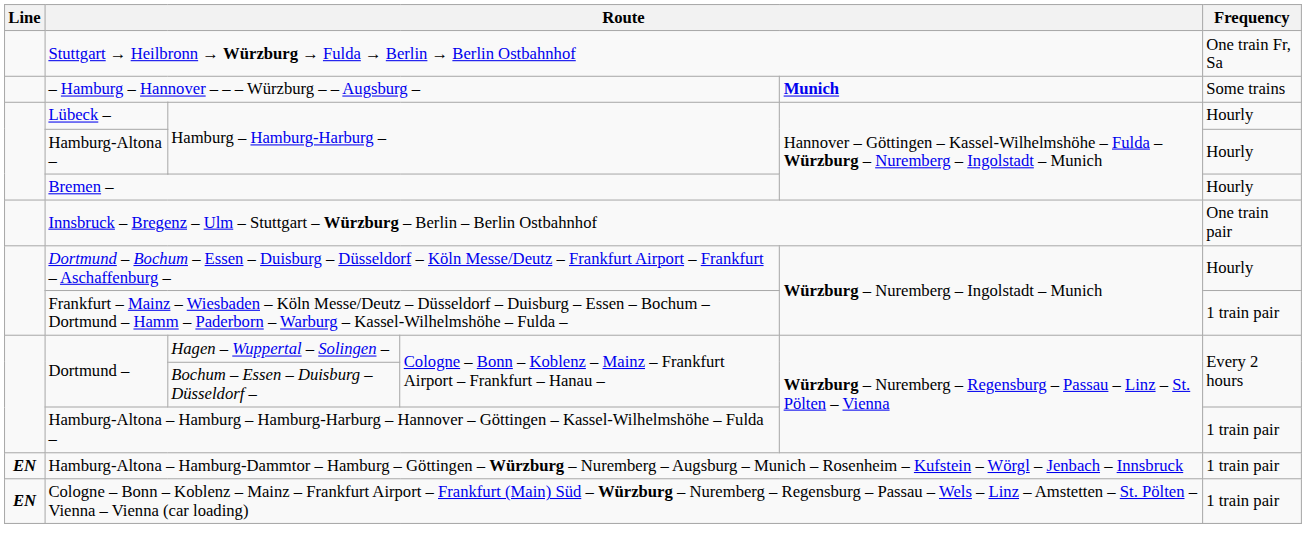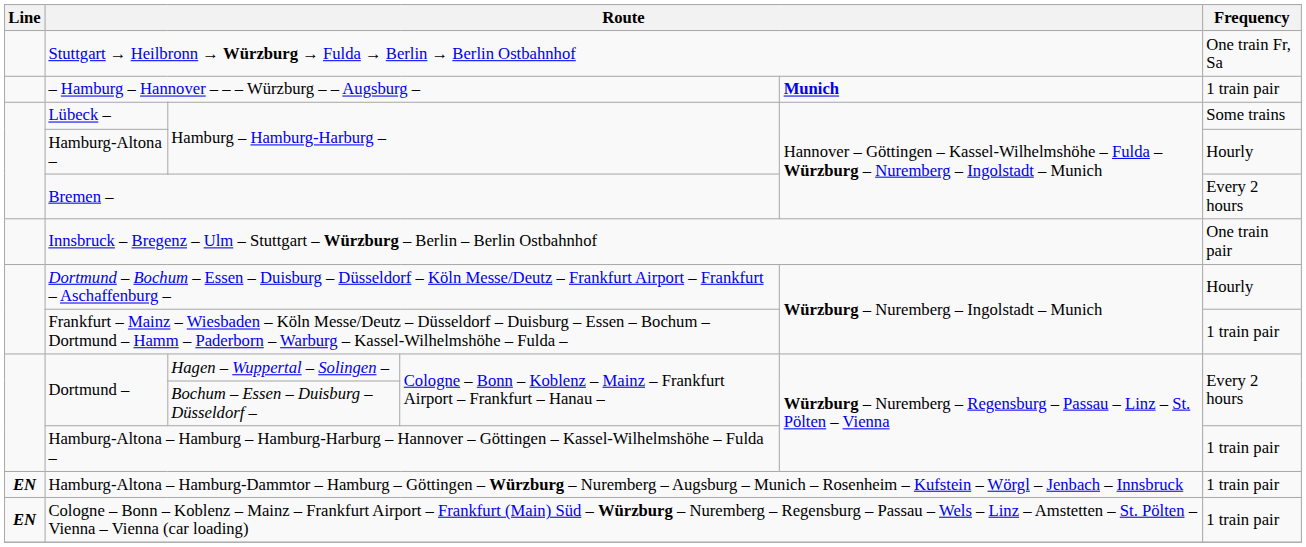(1246, 89) Some trains -> (1243, 89) 1 train pair
(1230, 115) Hourly -> (1246, 115) Some trains
(1230, 187) Hourly -> (1232, 196) Every 2 hours
